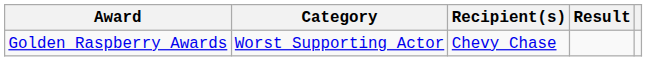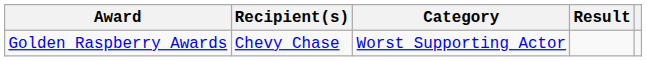columns swapped: (340, 18) <-> (509, 18)
